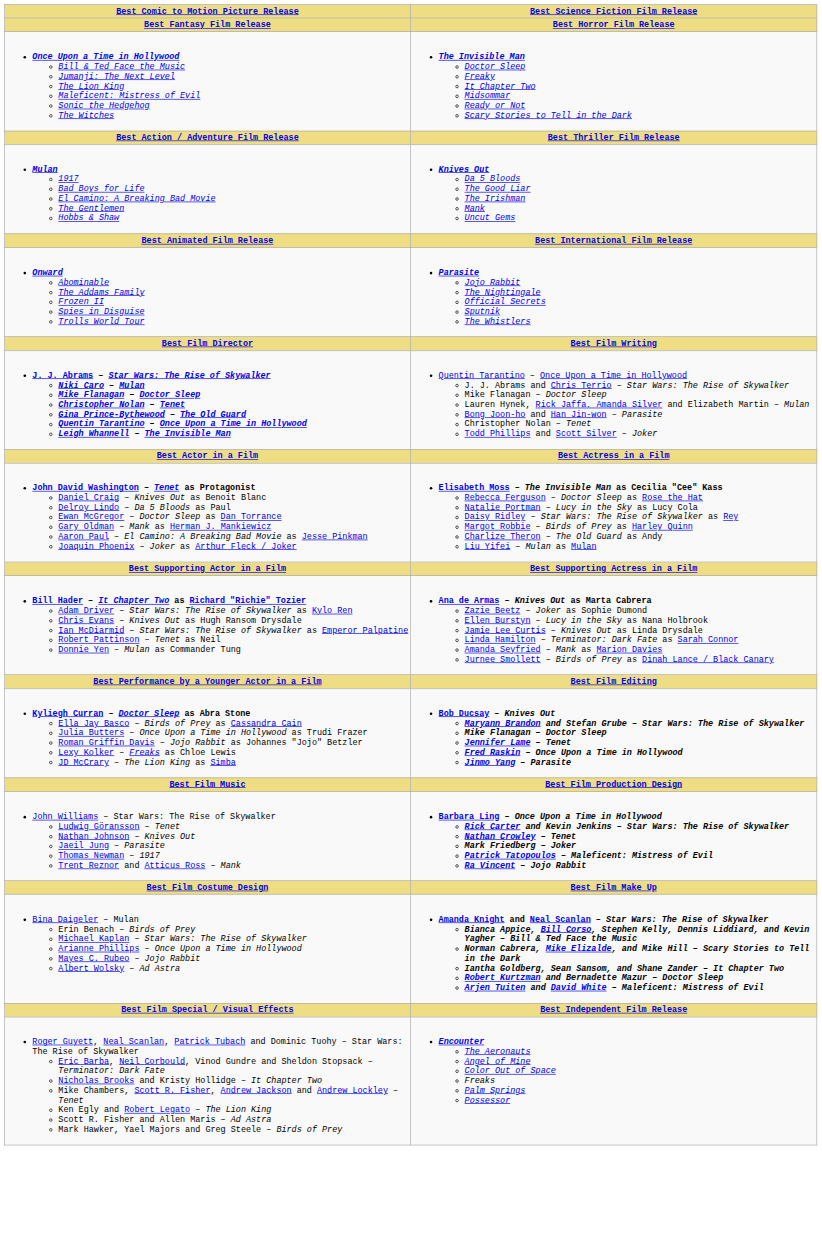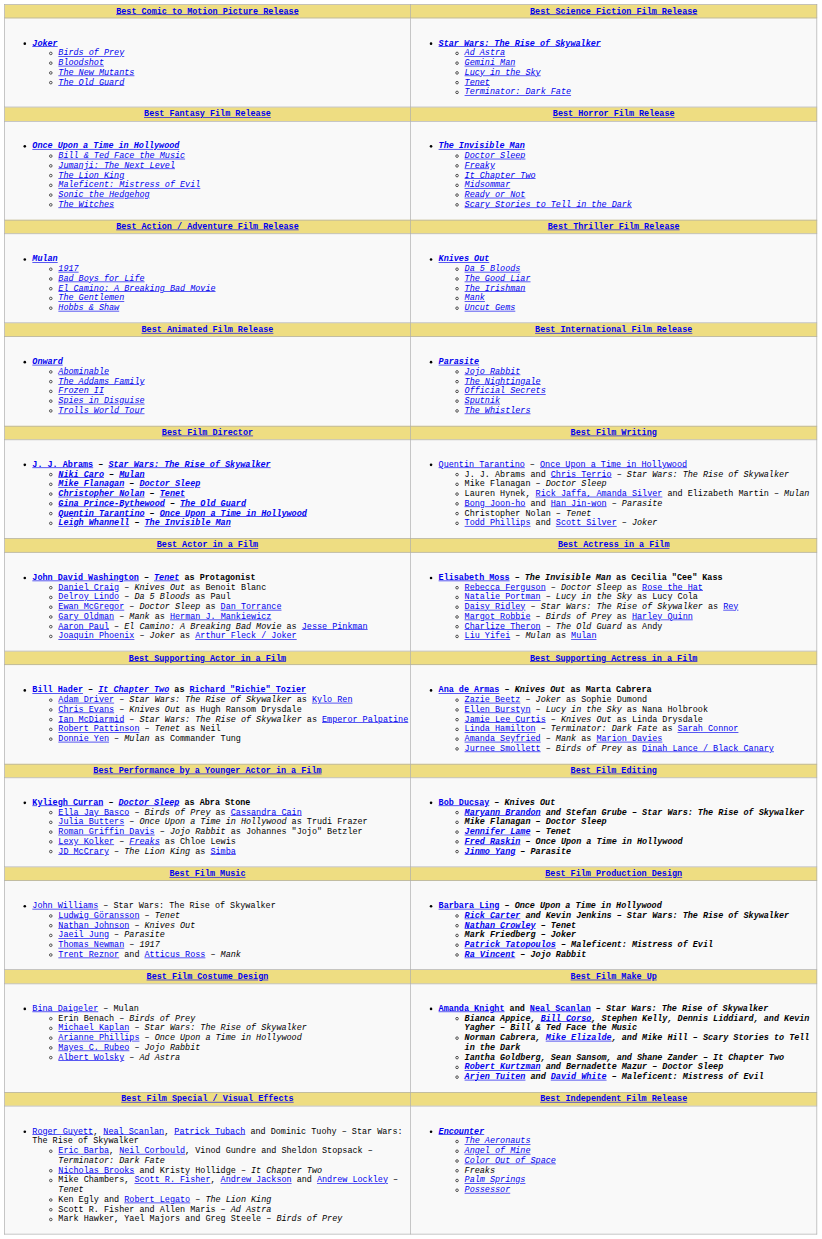+ row: (207, 63)
